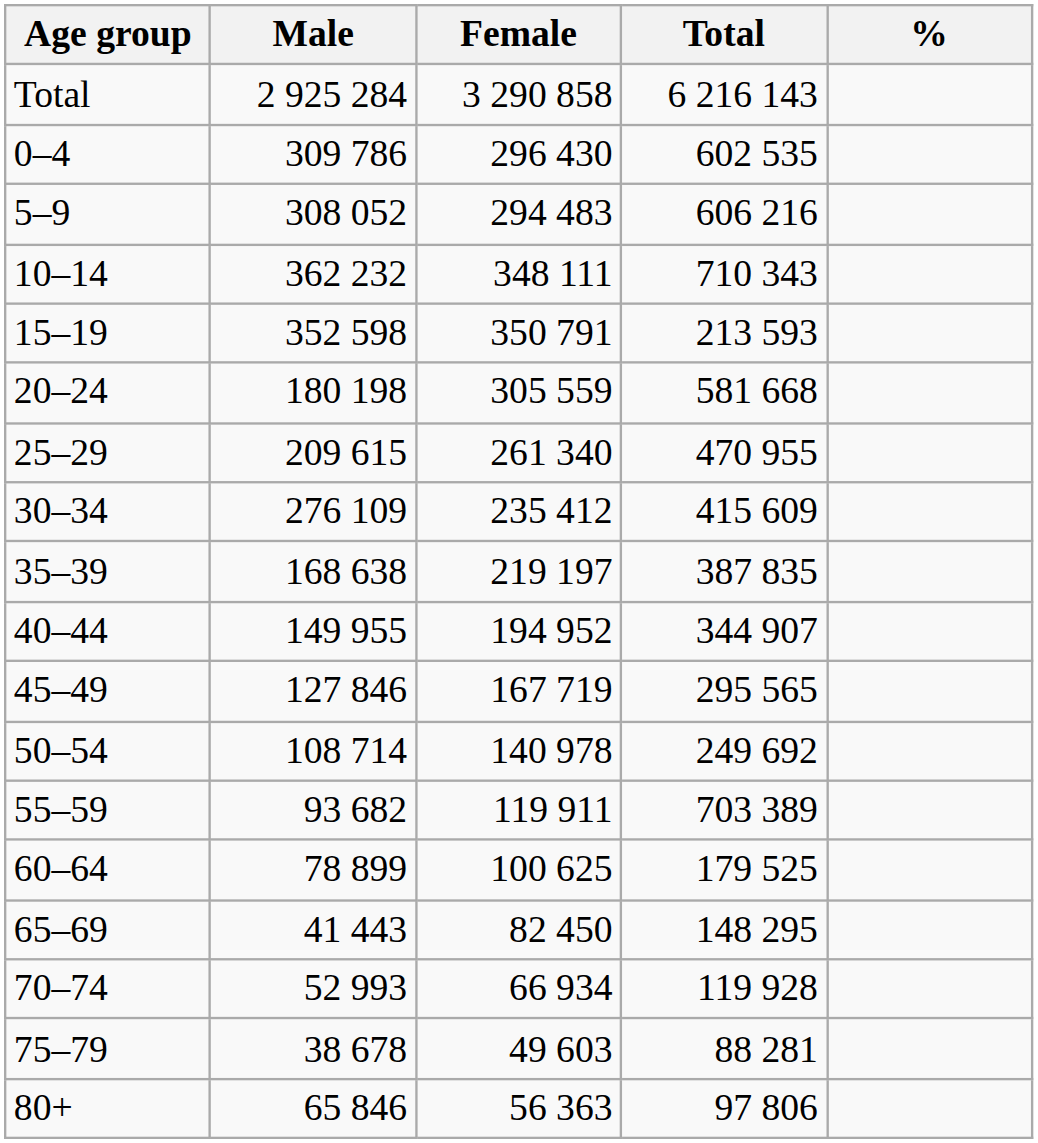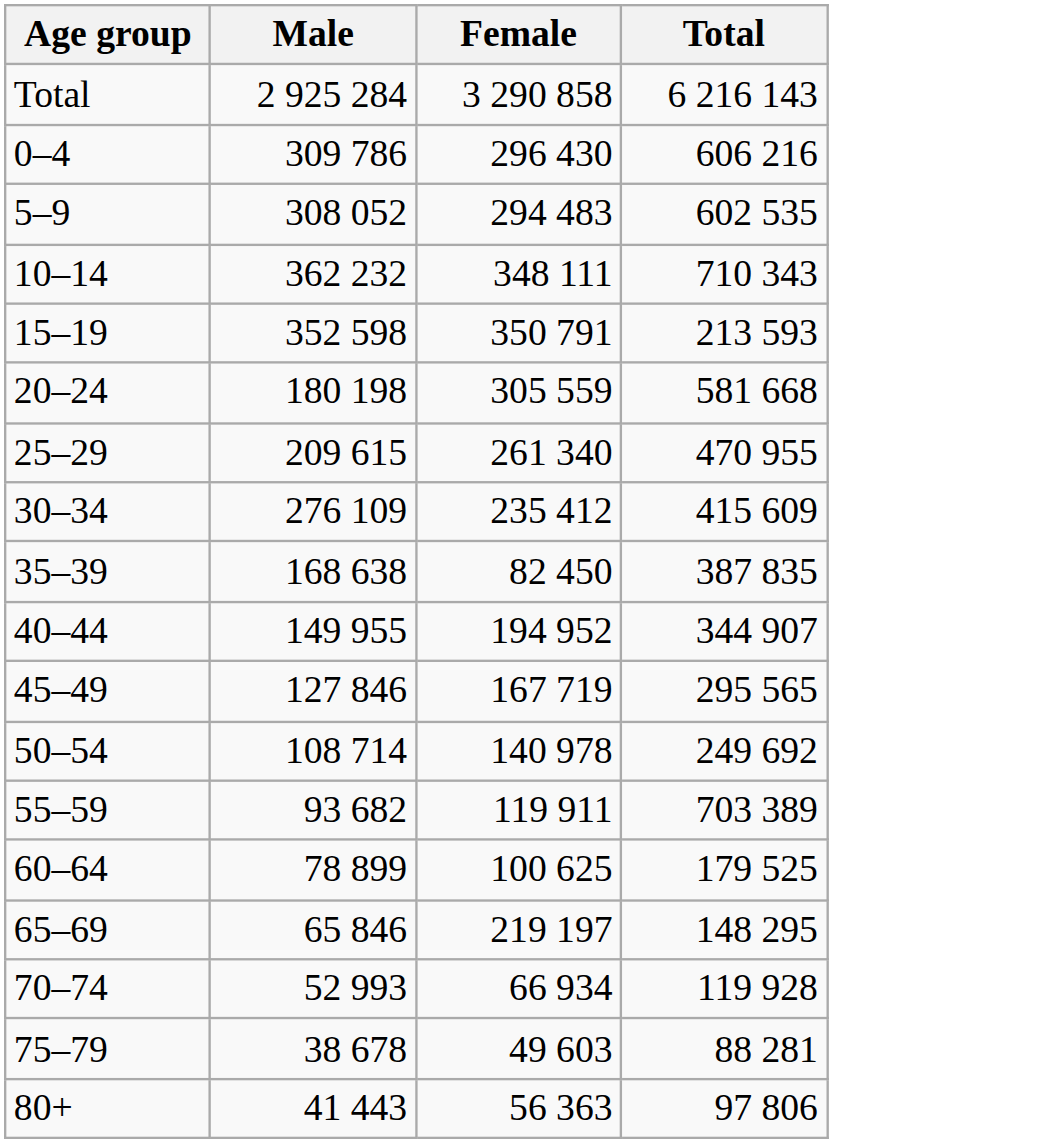- column: (929, 34)
(757, 153) 602 535 -> (757, 153) 606 216
(757, 213) 606 216 -> (757, 213) 602 535
(551, 570) 219 197 -> (561, 570) 82 450
(355, 928) 41 443 -> (355, 928) 65 846
(561, 928) 82 450 -> (551, 928) 219 197
(355, 1107) 65 846 -> (355, 1107) 41 443
